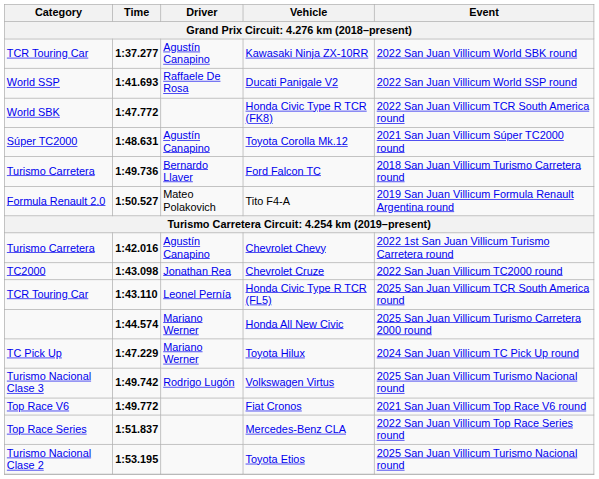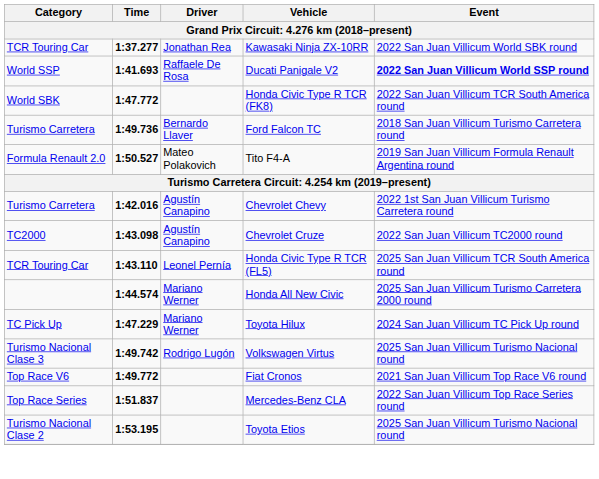(186, 53) Agustín Canapino -> (197, 47) Jonathan Rea
(477, 83) normal -> (483, 71) bold
- row: (297, 142)
(197, 271) Jonathan Rea -> (186, 235) Agustín Canapino
